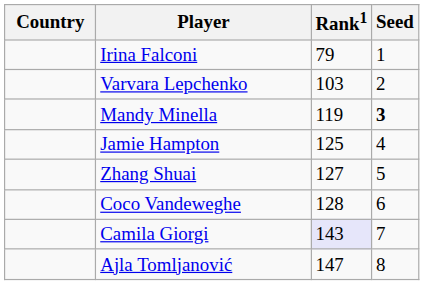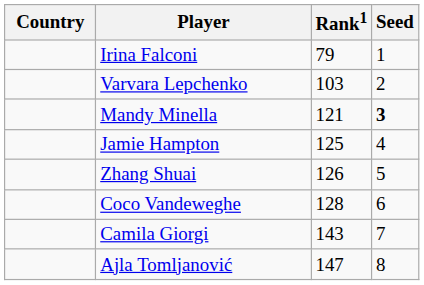(329, 114) 119 -> (330, 114) 121
(330, 174) 127 -> (330, 174) 126
(330, 234) lavender background -> (330, 234) no background
